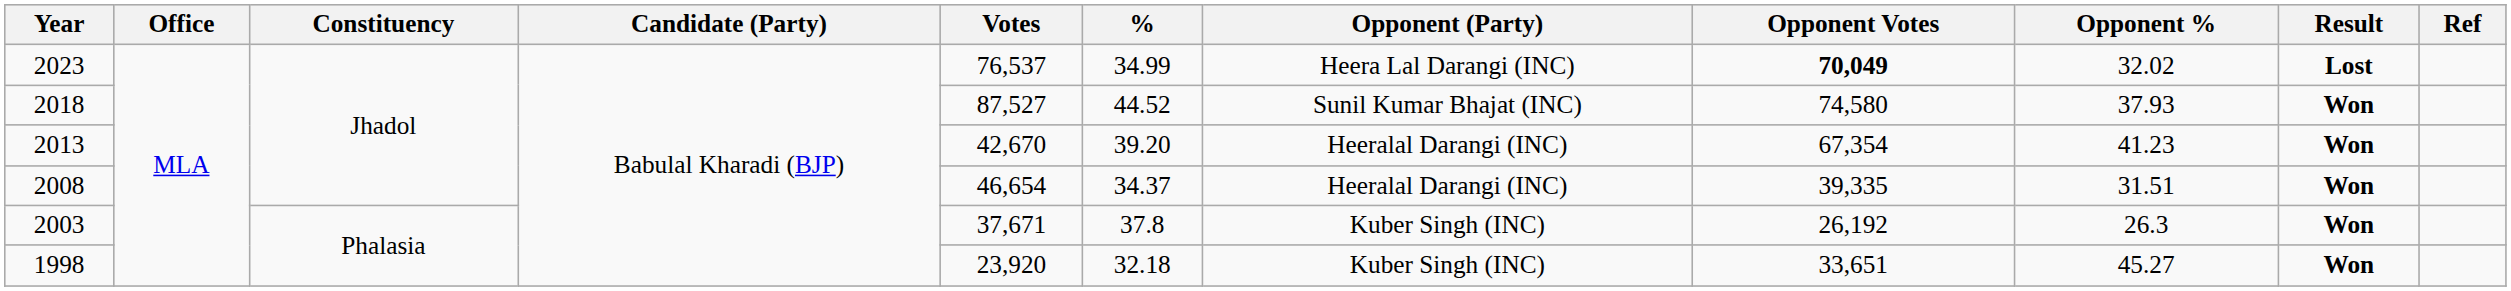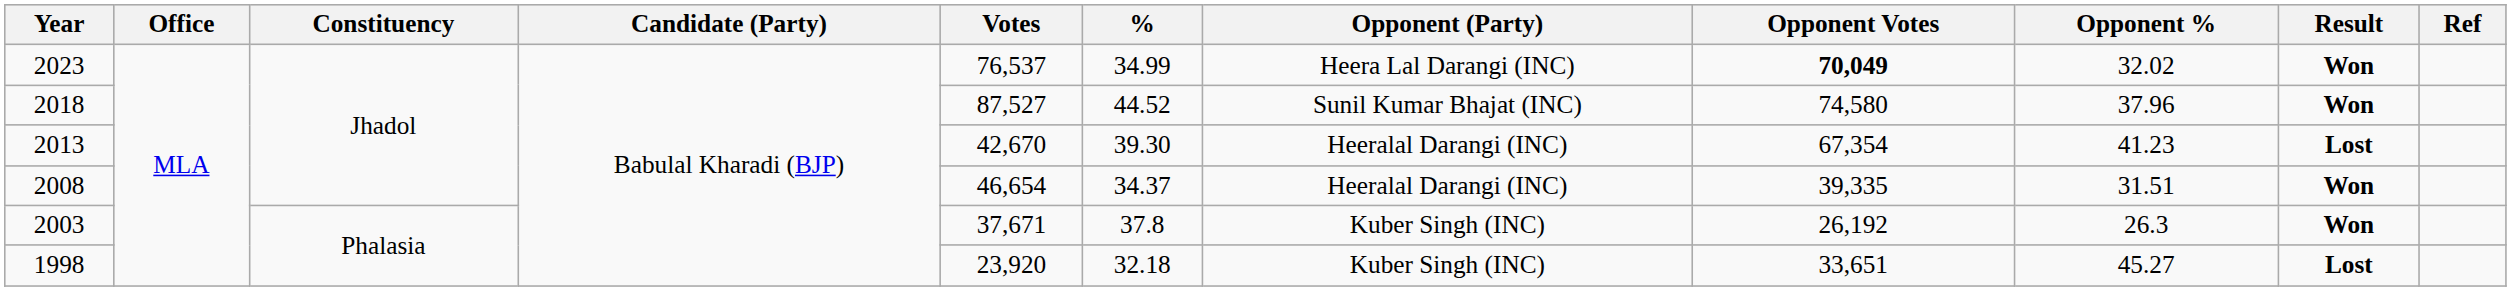(2349, 64) Lost -> (2349, 64) Won
(2146, 104) 37.93 -> (2146, 104) 37.96
(1142, 144) 39.20 -> (1142, 144) 39.30
(2349, 144) Won -> (2349, 144) Lost
(2349, 265) Won -> (2349, 265) Lost
